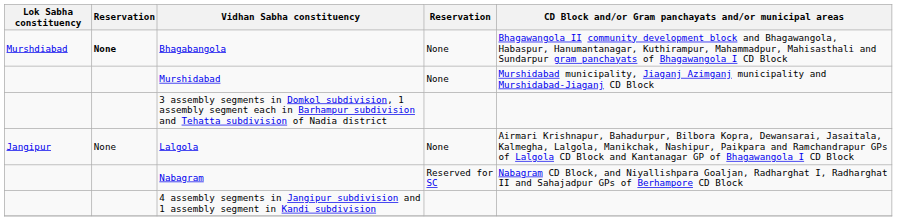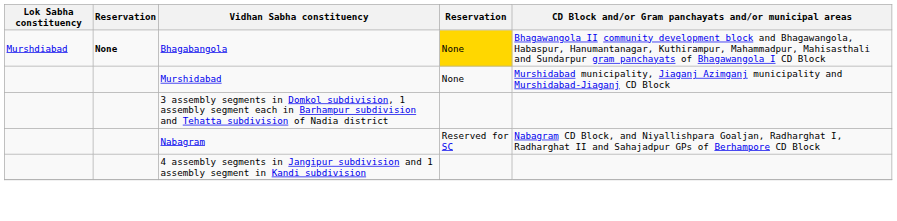(438, 48) no background -> (453, 48) gold background
- row: (179, 147)
